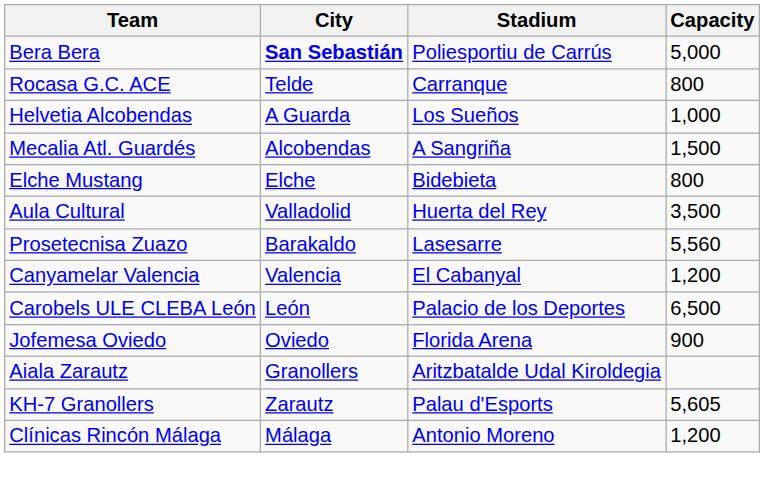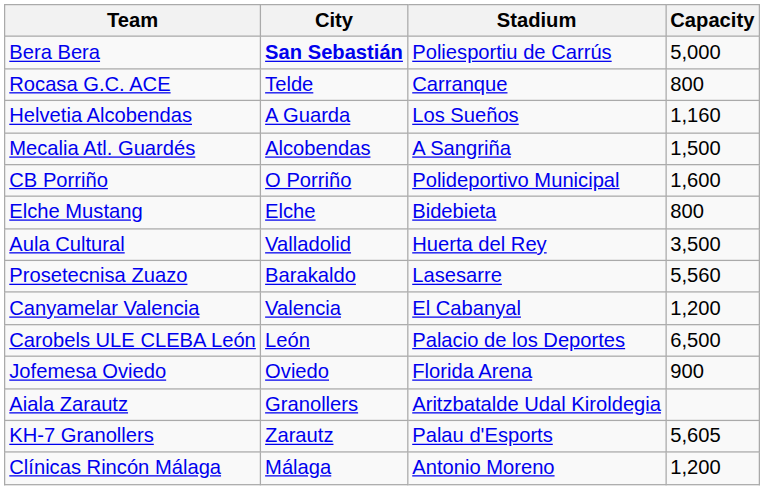(696, 116) 1,000 -> (696, 116) 1,160
+ row: (59, 180)
